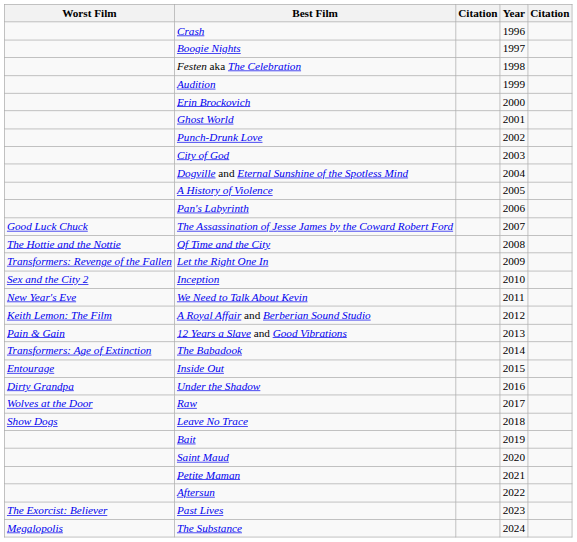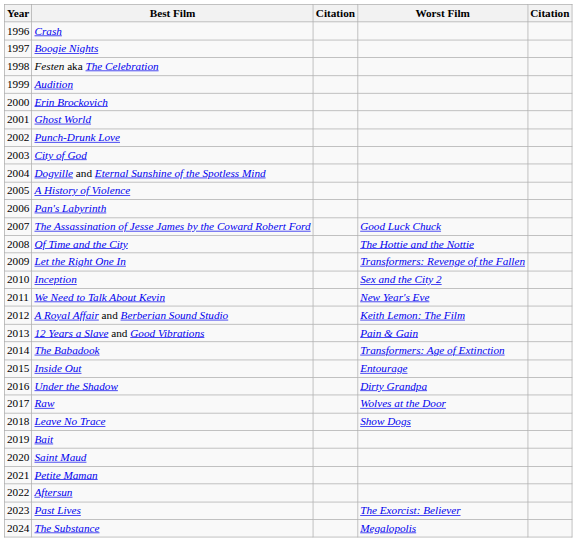columns swapped: (514, 13) <-> (89, 13)
